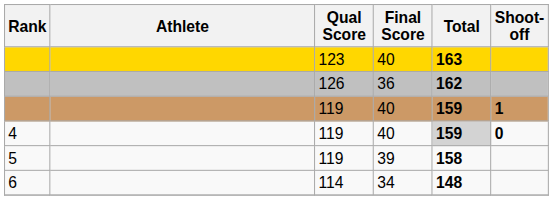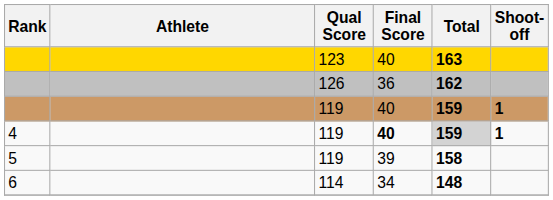(386, 134) normal -> (386, 134) bold
(499, 134) 0 -> (499, 134) 1
